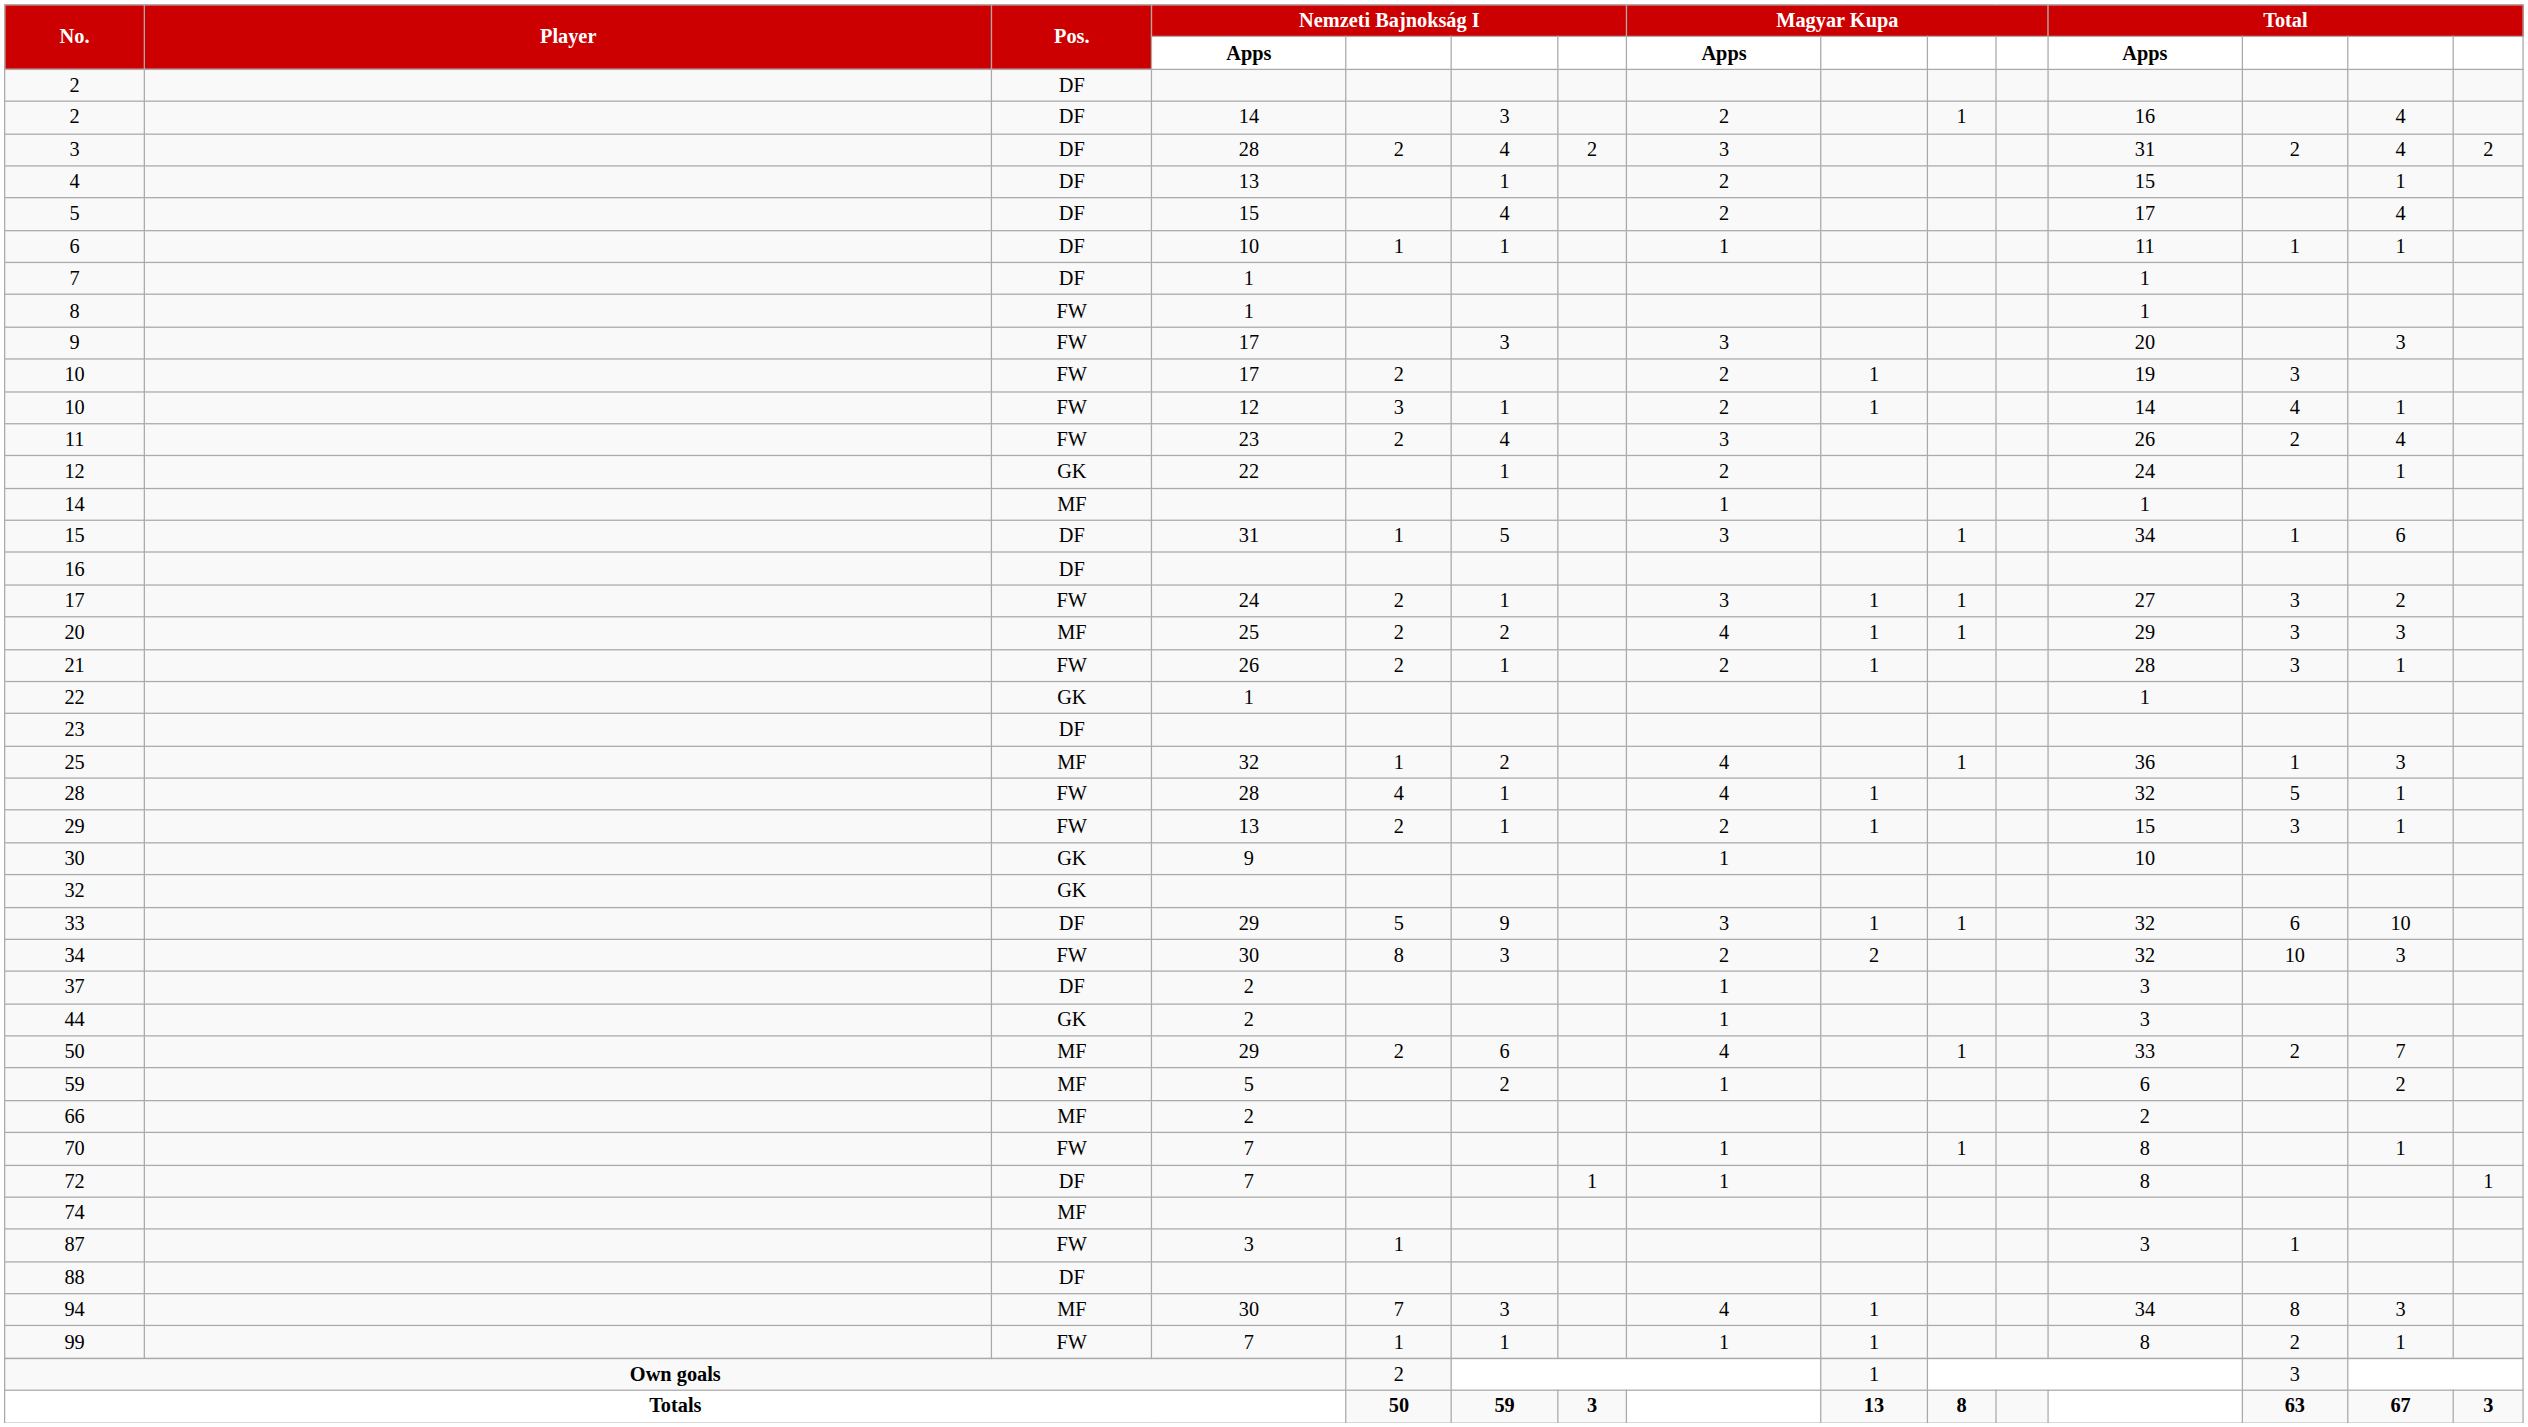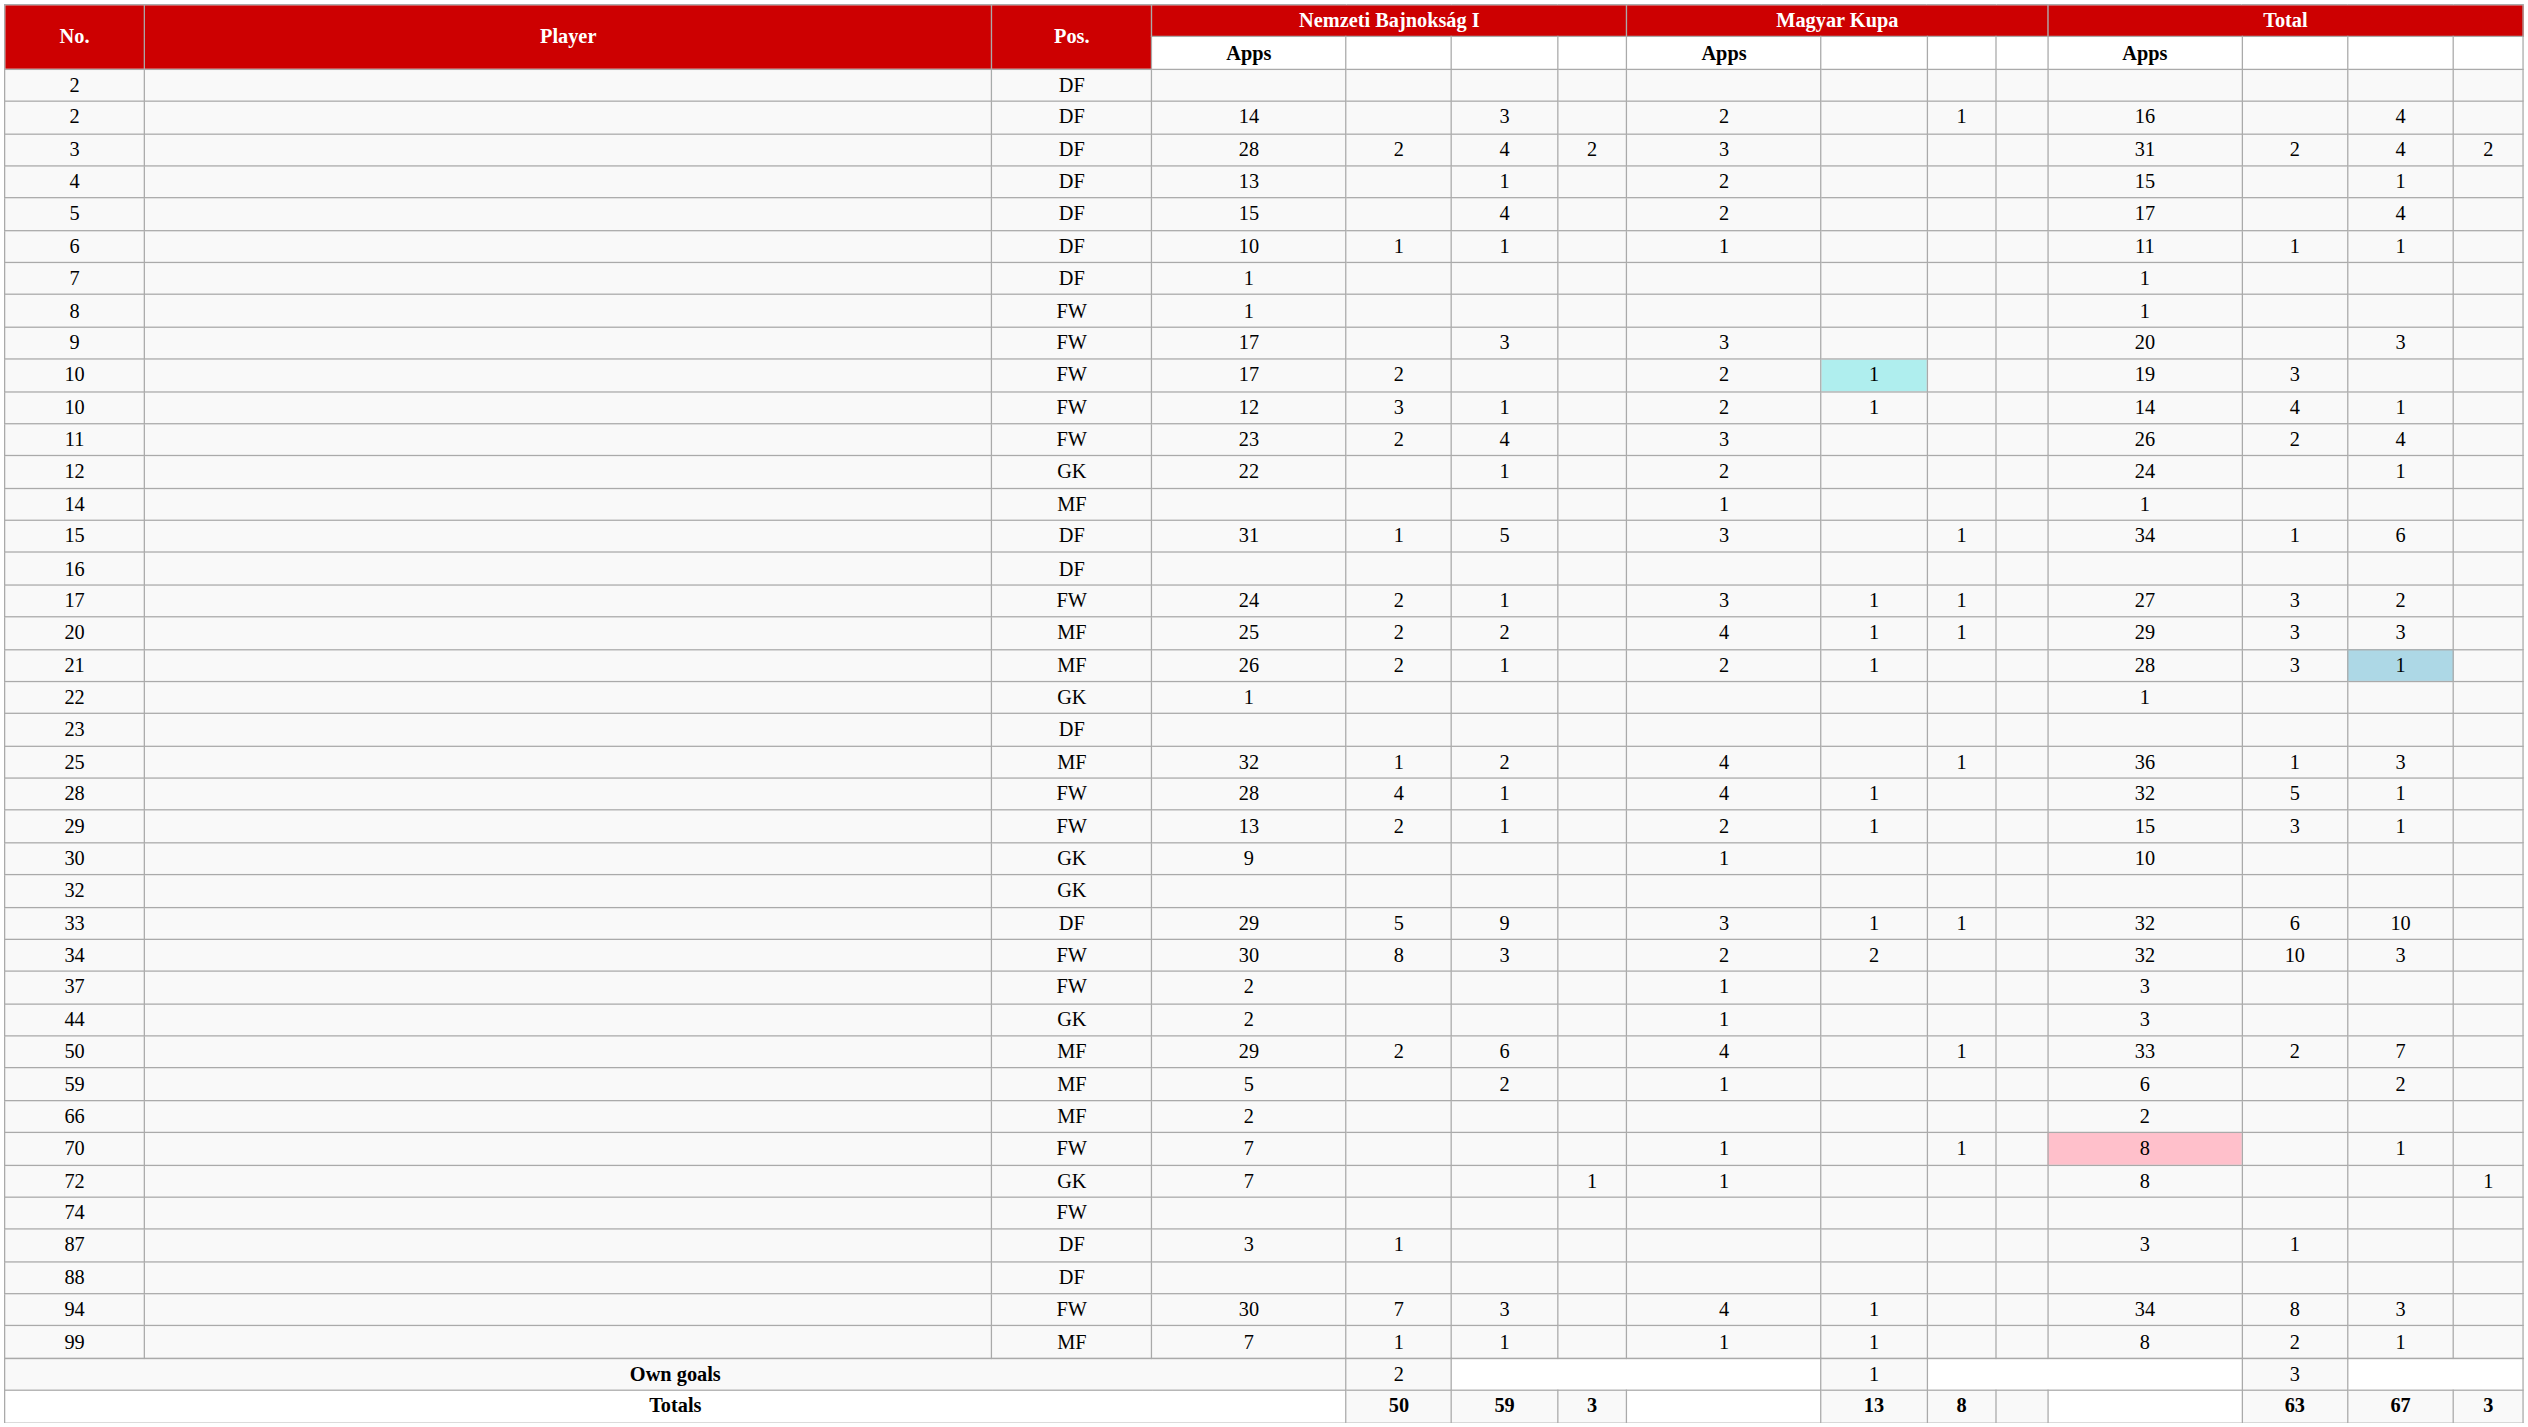(1874, 375) no background -> (1874, 375) paleturquoise background
(1072, 665) FW -> (1072, 665) MF
(2401, 665) no background -> (2401, 665) lightblue background
(1072, 987) DF -> (1072, 987) FW
(2145, 1148) no background -> (2145, 1148) pink background
(1072, 1180) DF -> (1072, 1180) GK
(1072, 1212) MF -> (1072, 1212) FW
(1072, 1245) FW -> (1072, 1245) DF
(1072, 1309) MF -> (1072, 1309) FW
(1072, 1341) FW -> (1072, 1341) MF
